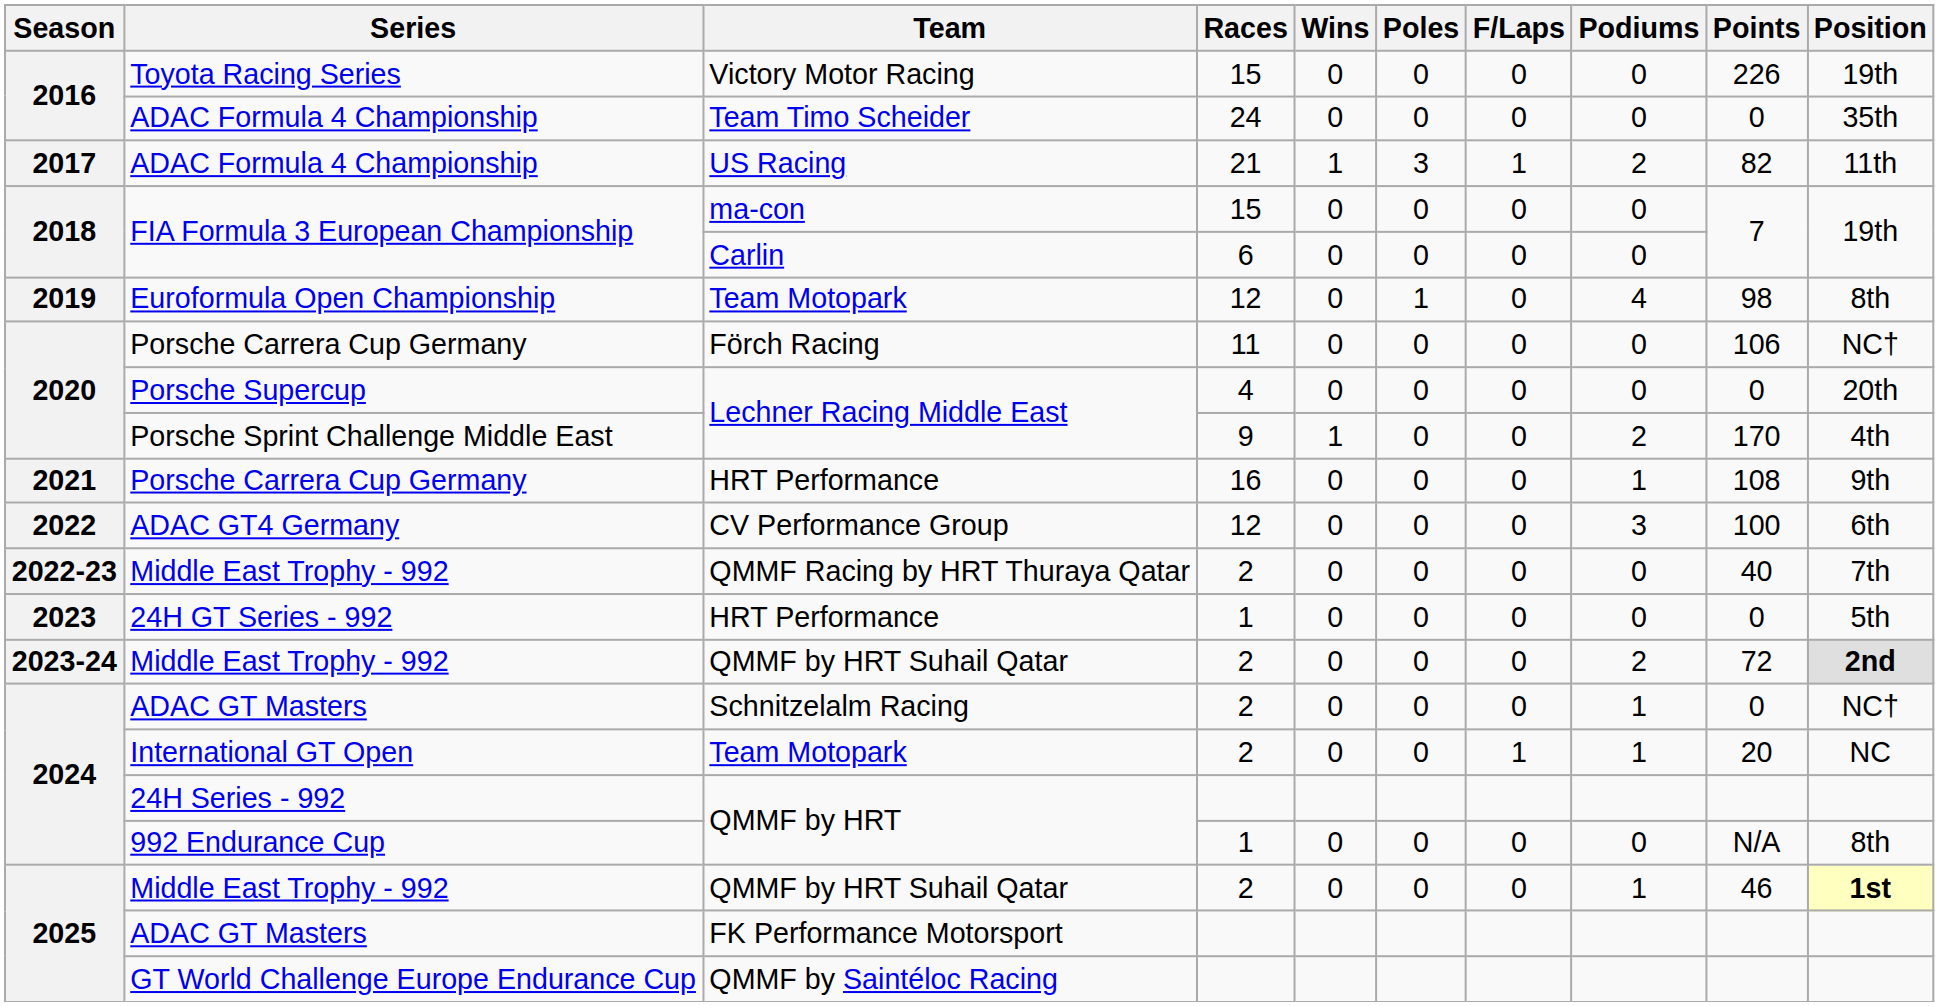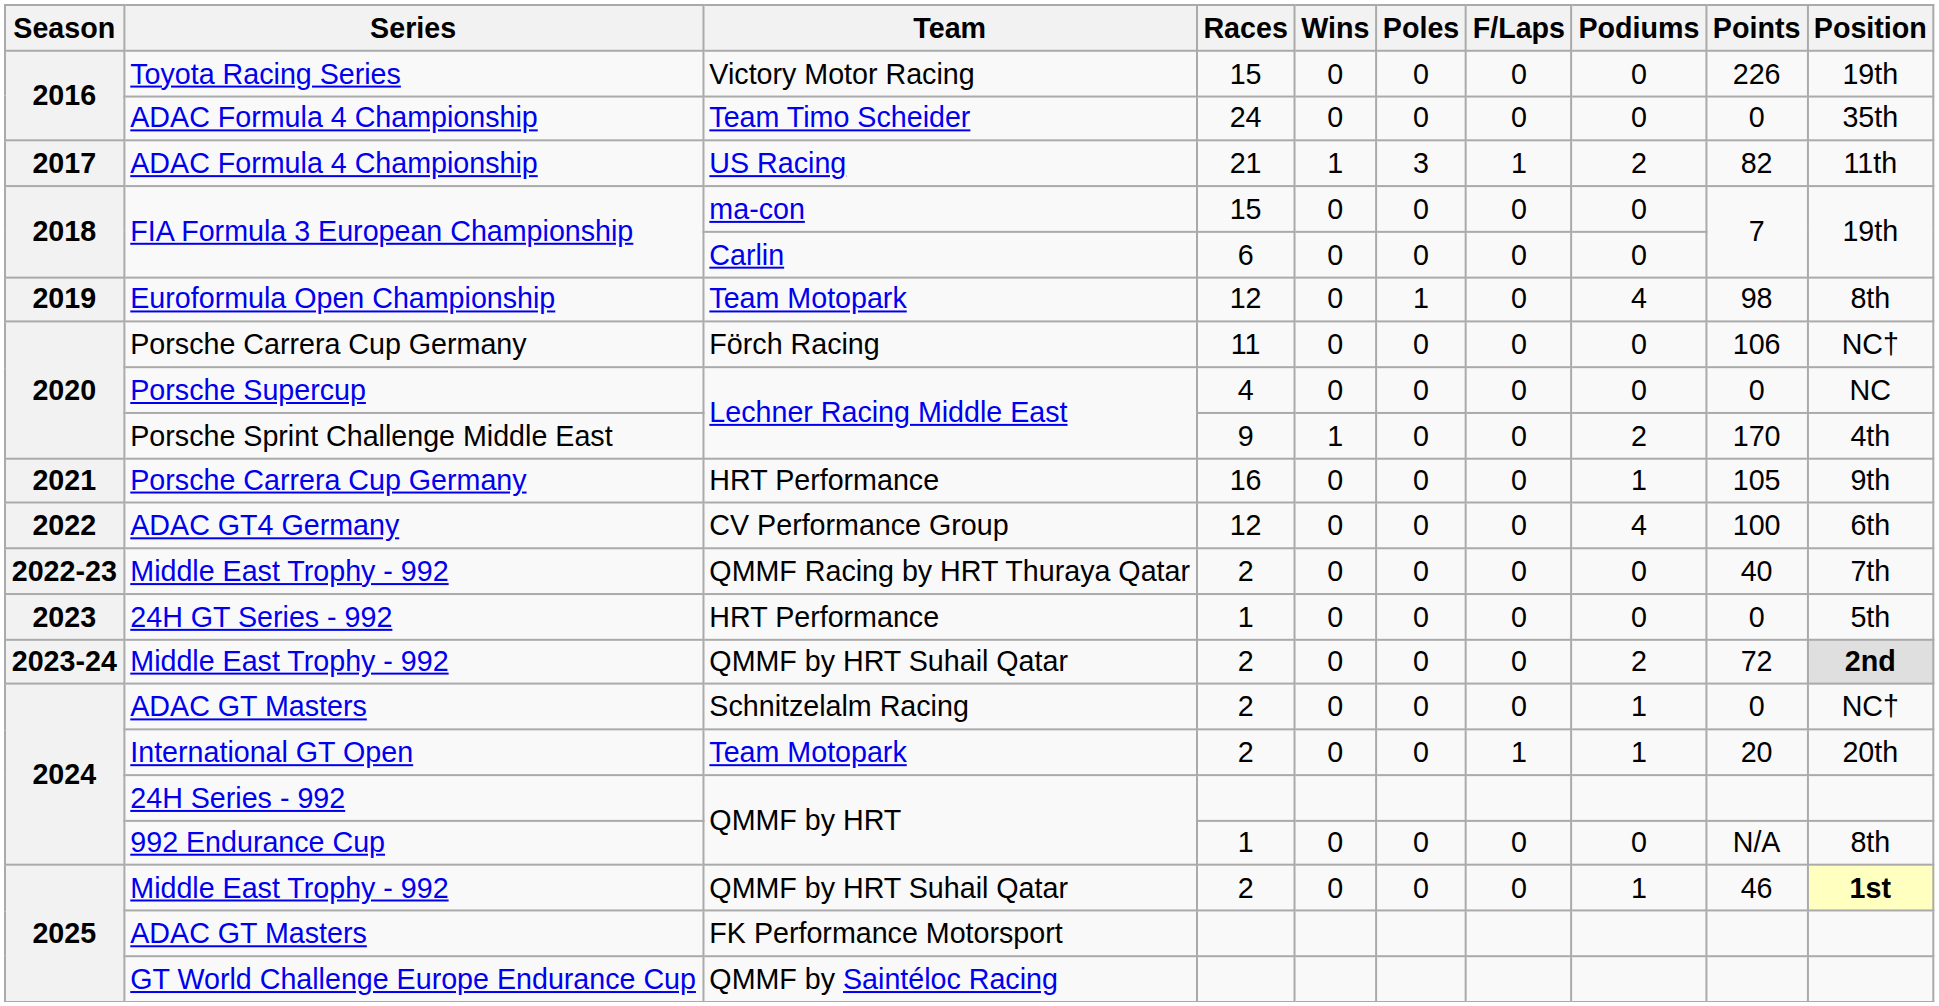(1870, 390) 20th -> (1870, 390) NC
(1757, 481) 108 -> (1757, 481) 105
(1639, 526) 3 -> (1639, 526) 4
(1870, 752) NC -> (1870, 752) 20th
